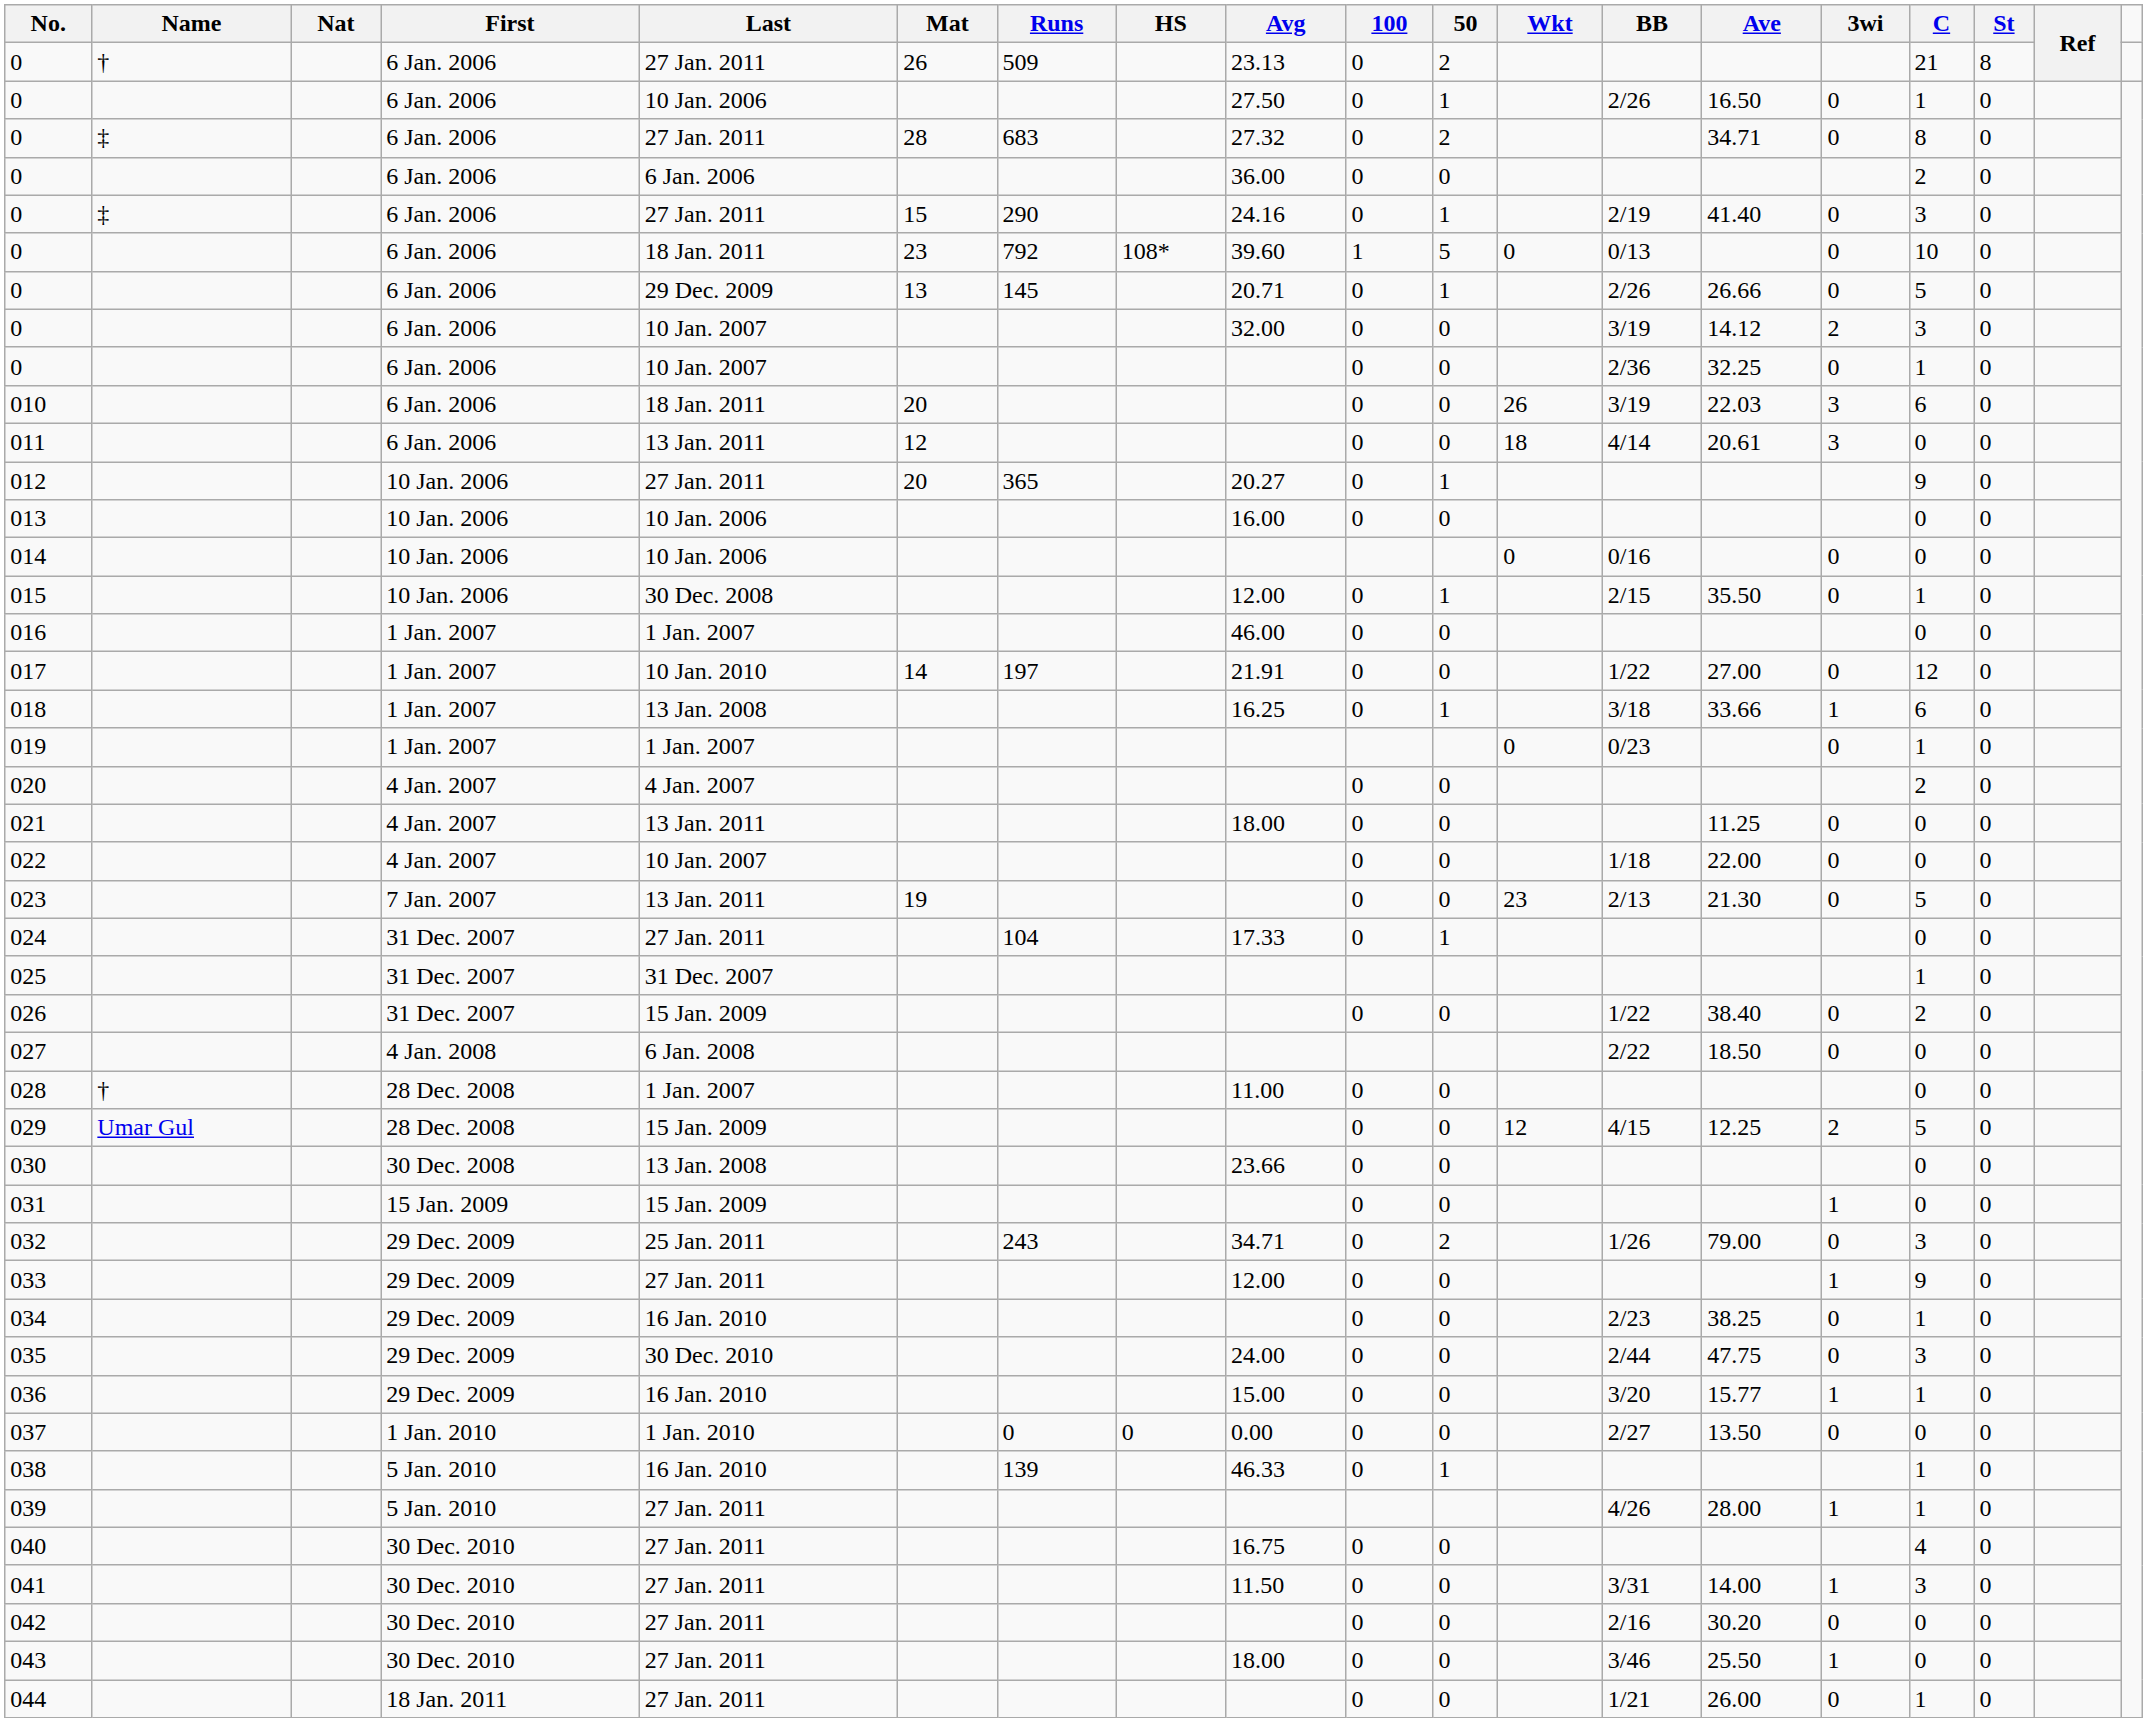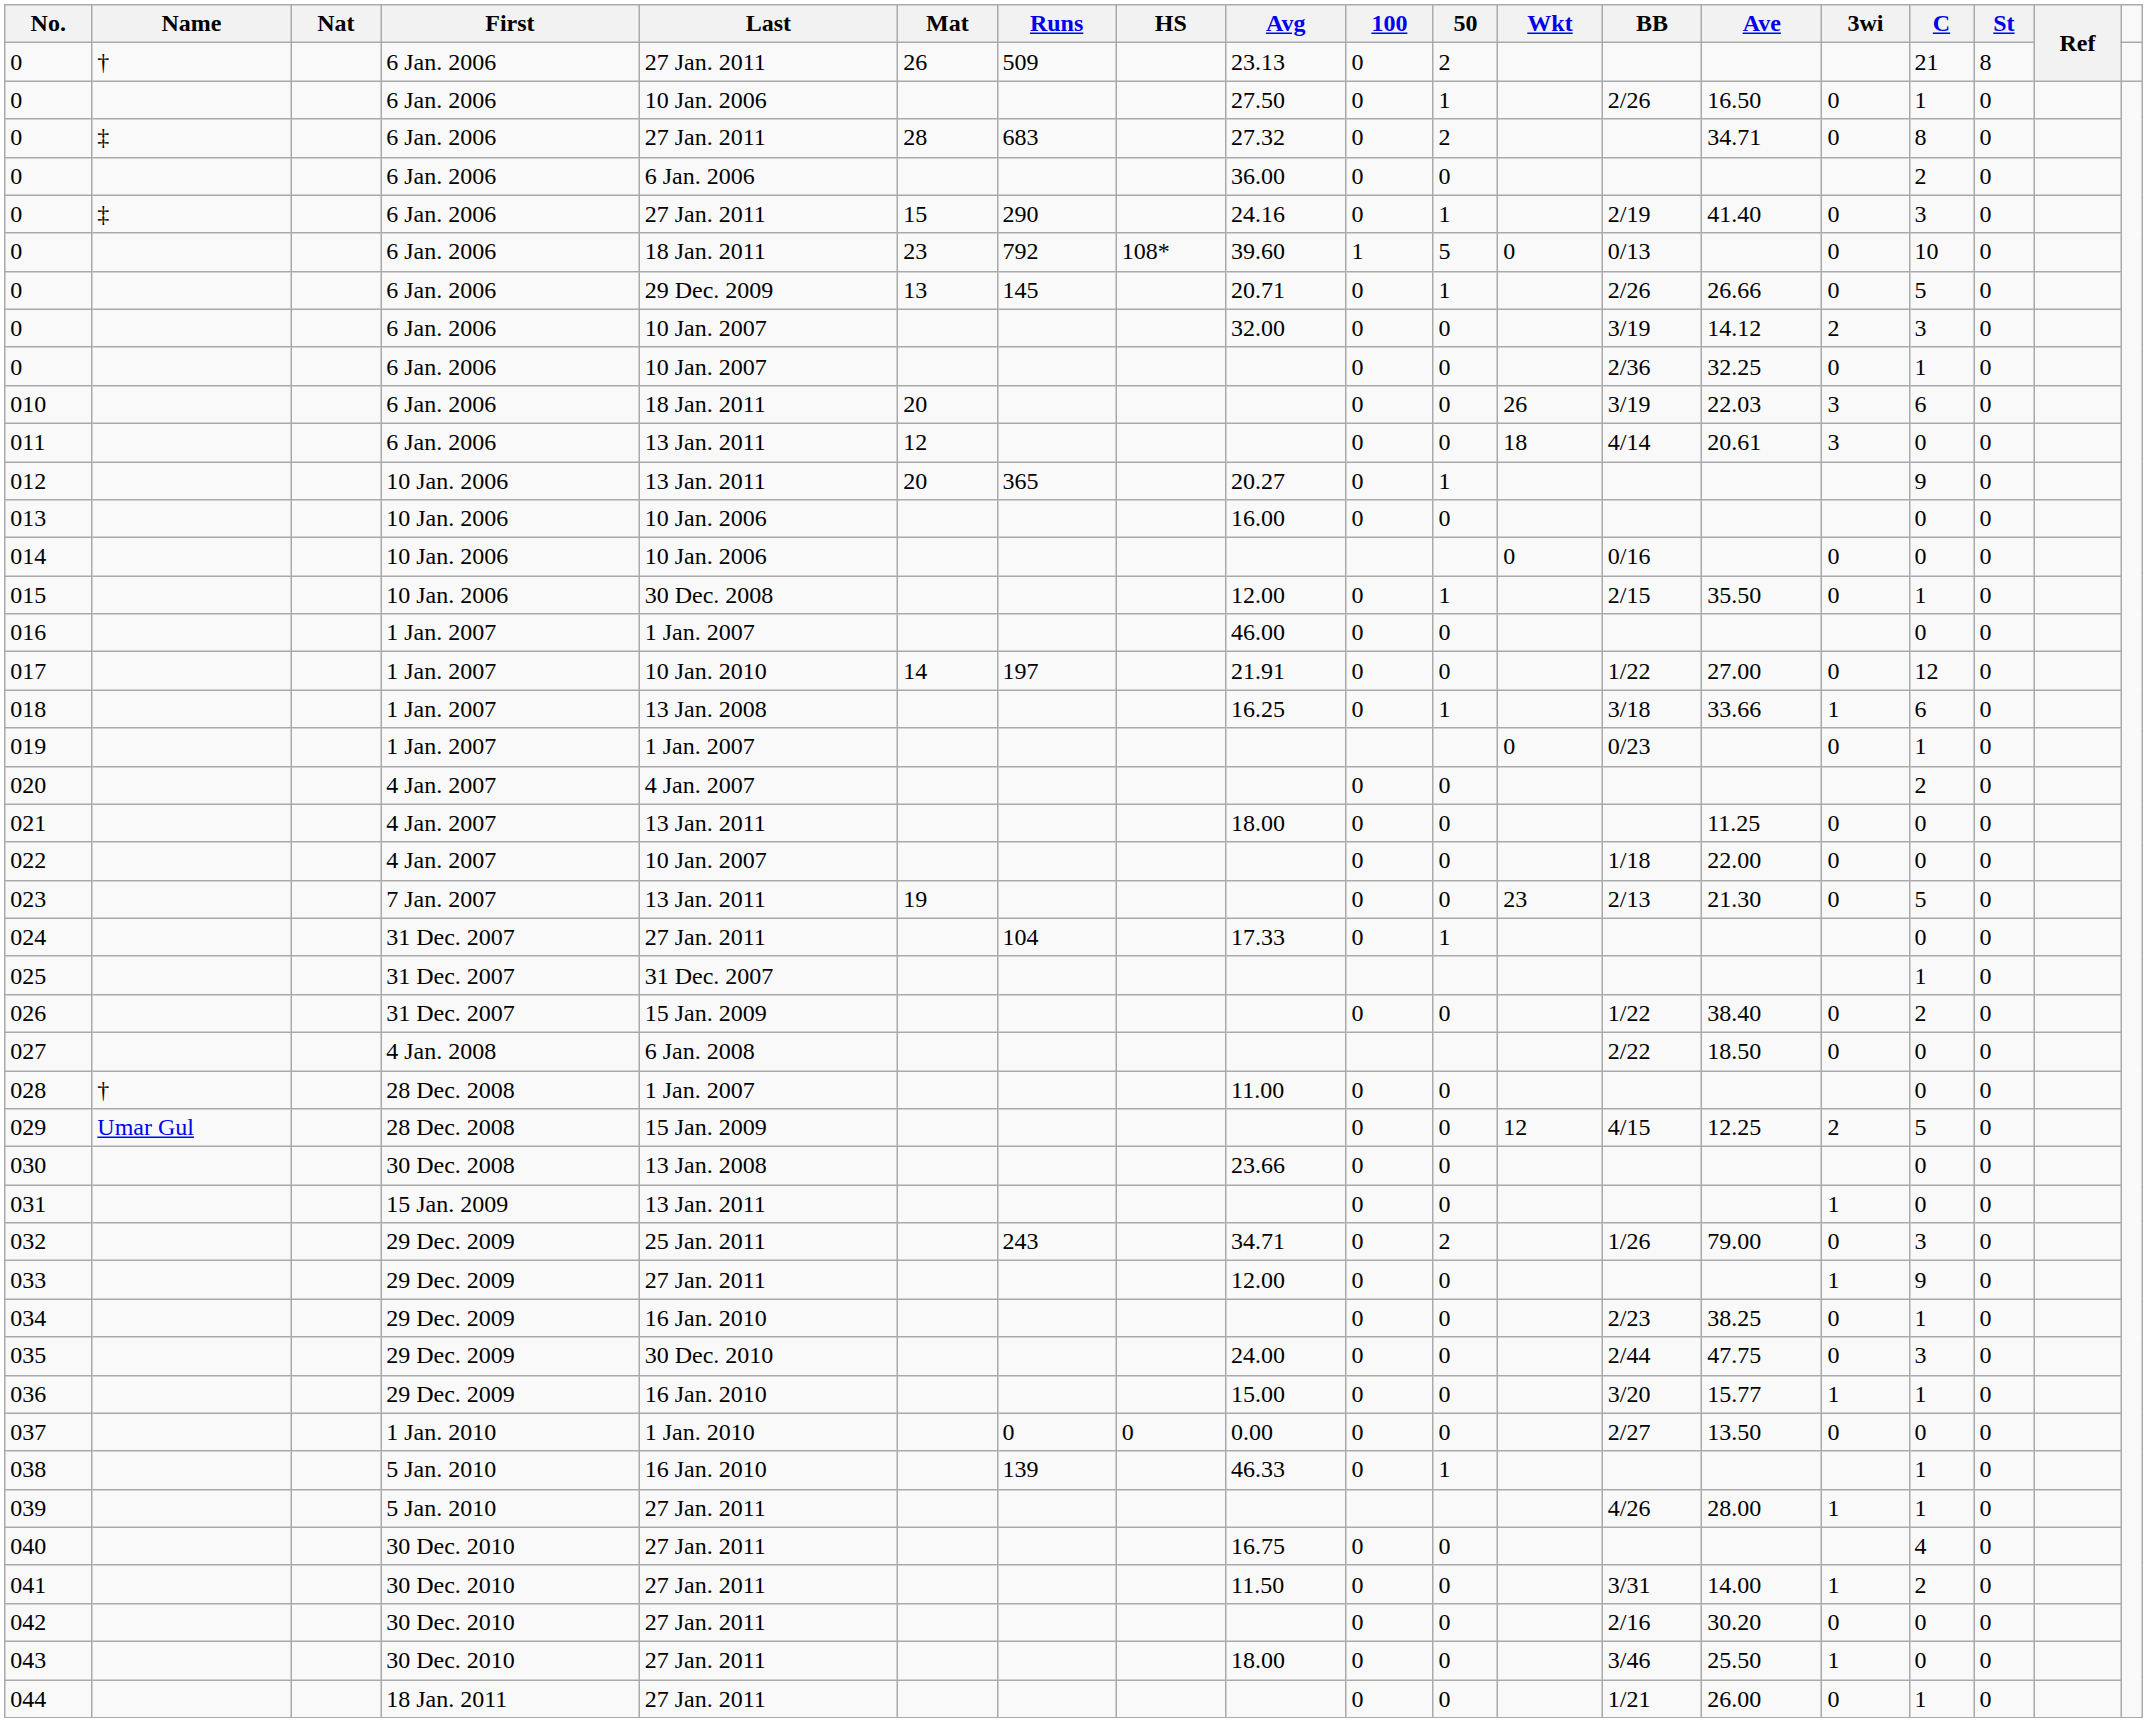(705, 480) 27 Jan. 2011 -> (705, 480) 13 Jan. 2011
(706, 1203) 15 Jan. 2009 -> (705, 1203) 13 Jan. 2011
(1921, 1584) 3 -> (1921, 1584) 2
